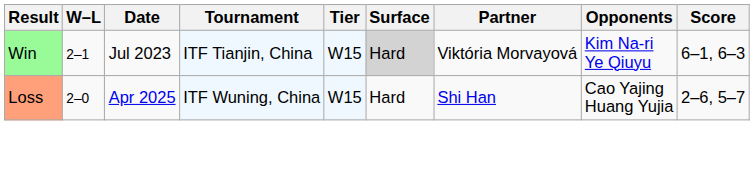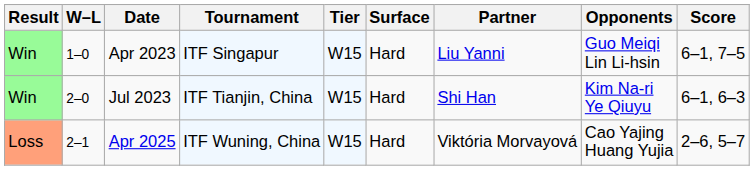+ row: (142, 52)
(78, 54) 2–1 -> (78, 98) 2–0
(387, 52) lightgrey background -> (387, 97) no background
(507, 52) Viktória Morvayová -> (467, 97) Shi Han
(78, 98) 2–0 -> (78, 143) 2–1
(467, 97) Shi Han -> (507, 142) Viktória Morvayová
